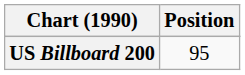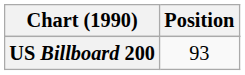(199, 52) 95 -> (199, 52) 93
